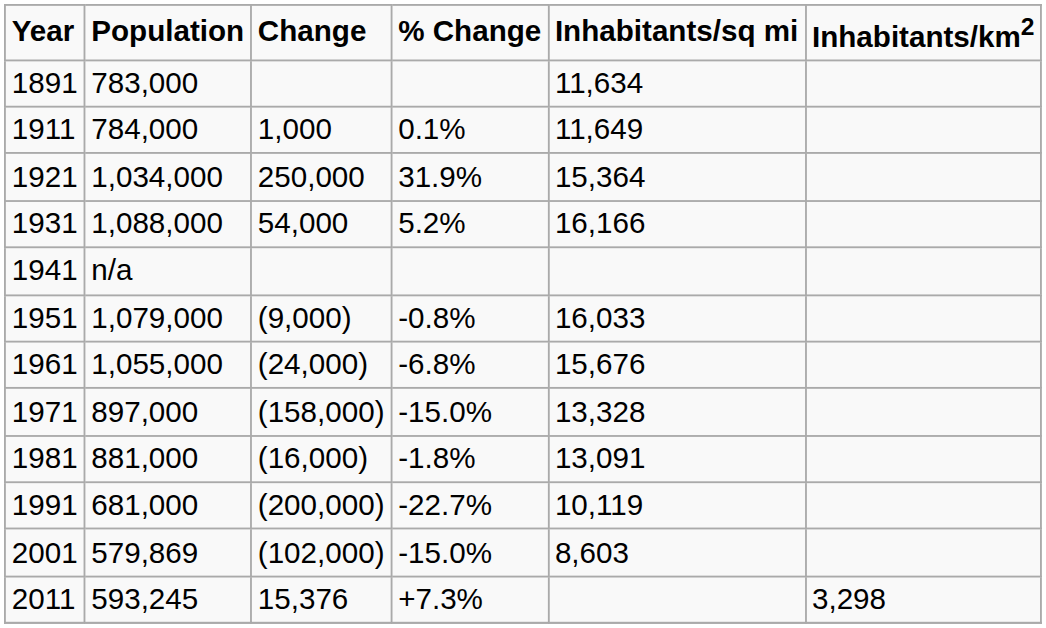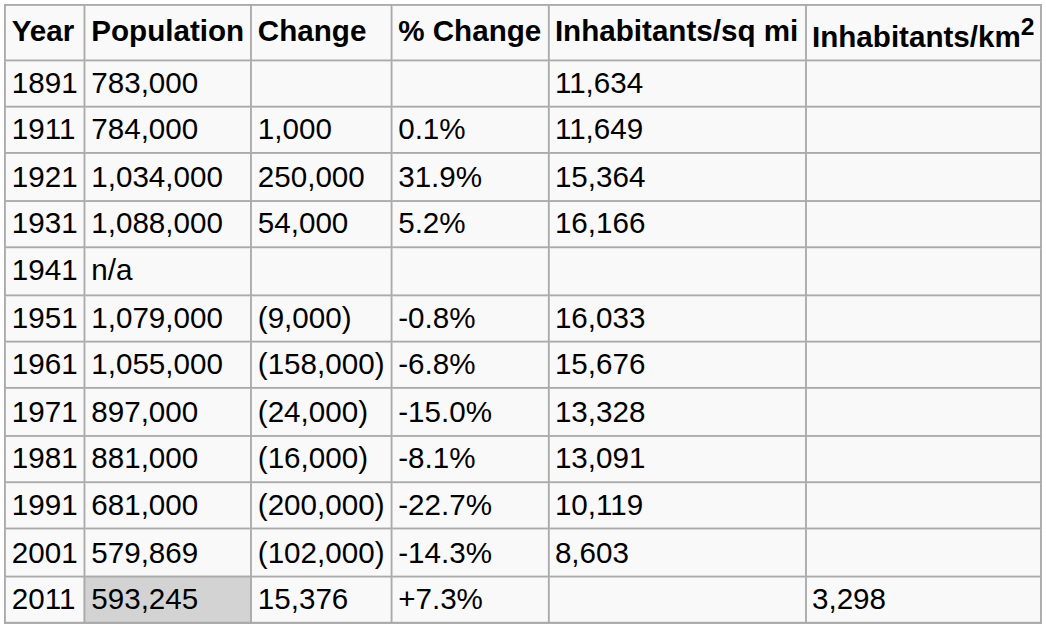(313, 364) (24,000) -> (321, 364) (158,000)
(321, 411) (158,000) -> (313, 411) (24,000)
(437, 458) -1.8% -> (437, 458) -8.1%
(445, 552) -15.0% -> (445, 552) -14.3%
(145, 599) no background -> (145, 599) lightgrey background
